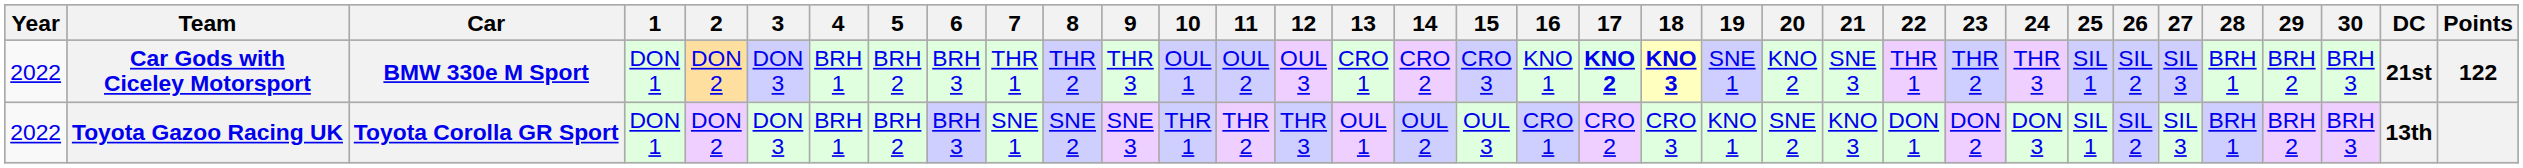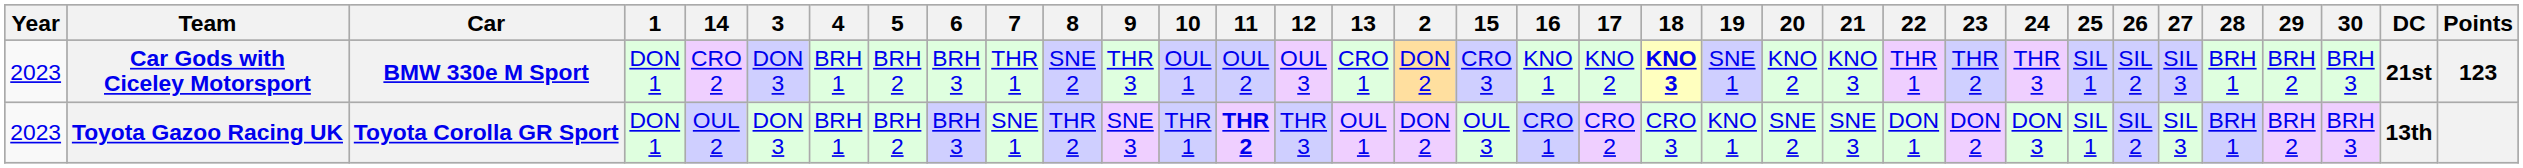columns swapped: (716, 22) <-> (1425, 22)
(36, 71) 2022 -> (36, 71) 2023
(1072, 71) THR 2 -> (1072, 71) SNE 2
(1610, 71) bold -> (1610, 71) normal
(1853, 71) SNE 3 -> (1853, 71) KNO 3
(2478, 71) 122 -> (2478, 71) 123
(36, 132) 2022 -> (36, 132) 2023
(1072, 132) SNE 2 -> (1072, 132) THR 2
(1246, 132) normal -> (1246, 132) bold
(1853, 132) KNO 3 -> (1853, 132) SNE 3
